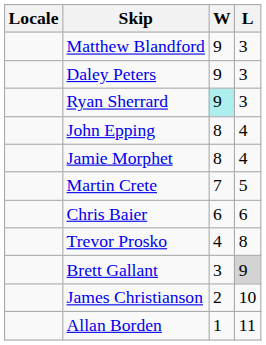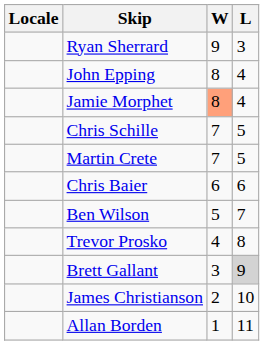- row: (136, 46)
- row: (111, 74)
(217, 102) paleturquoise background -> (215, 46) no background
(217, 158) no background -> (215, 102) lightsalmon background
+ row: (112, 130)
+ row: (108, 213)
